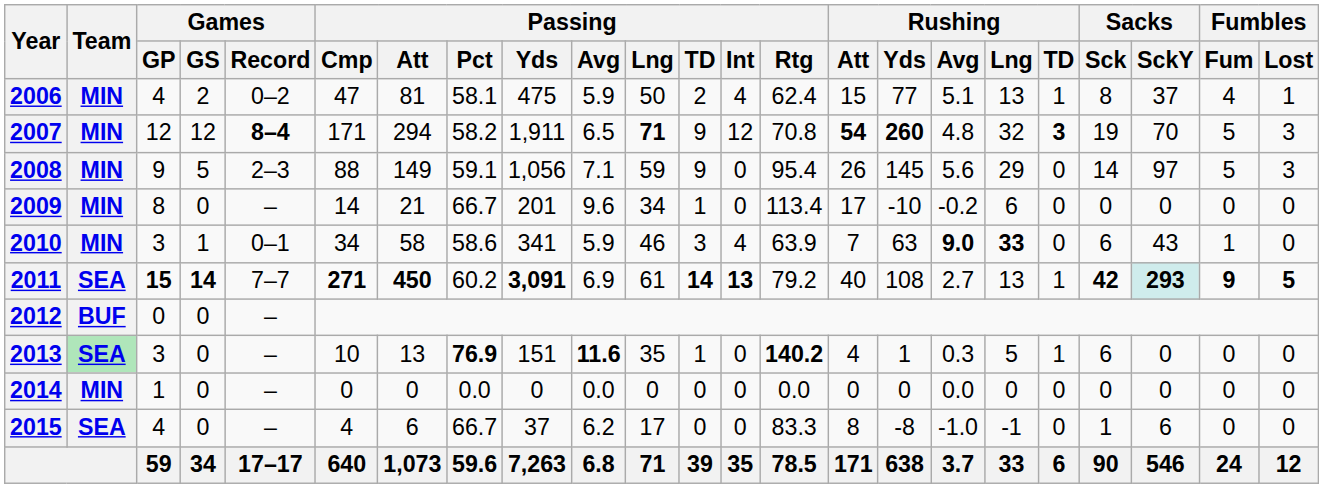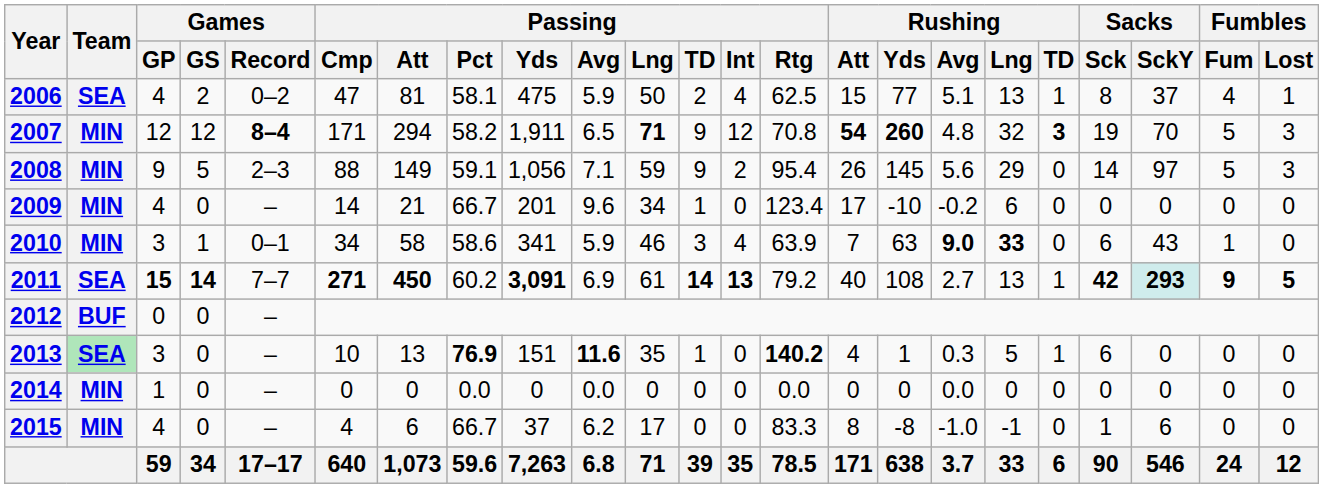(102, 96) MIN -> (102, 96) SEA
(794, 96) 62.4 -> (794, 96) 62.5
(740, 170) 0 -> (740, 170) 2
(159, 206) 8 -> (159, 206) 4
(794, 206) 113.4 -> (794, 206) 123.4
(102, 427) SEA -> (102, 427) MIN
